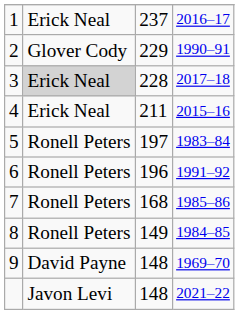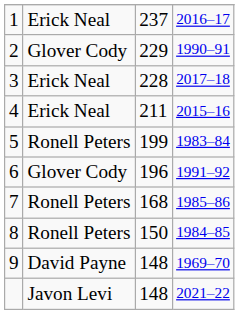(69, 80) lightgrey background -> (69, 80) no background
(154, 141) 197 -> (154, 141) 199
(79, 171) Ronell Peters -> (77, 171) Glover Cody
(154, 232) 149 -> (154, 232) 150
